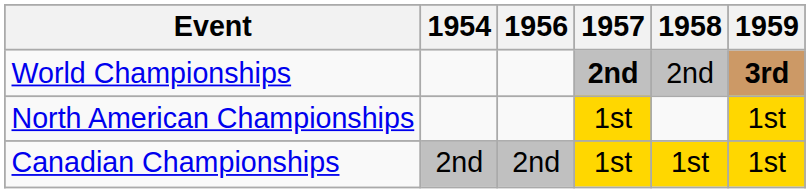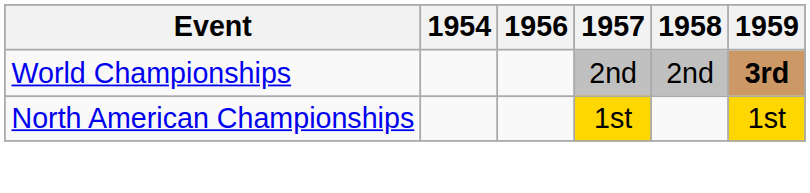(613, 72) bold -> (613, 72) normal
- row: (175, 163)
